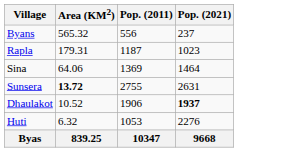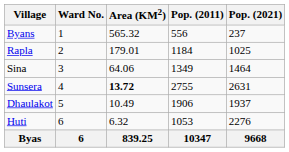+ column: (81, 14)
(73, 51) 179.31 -> (124, 51) 179.01
(131, 51) 1187 -> (182, 51) 1184
(189, 51) 1023 -> (240, 51) 1025
(131, 68) 1369 -> (182, 68) 1349
(70, 103) 10.52 -> (121, 103) 10.49
(189, 103) bold -> (240, 103) normal
